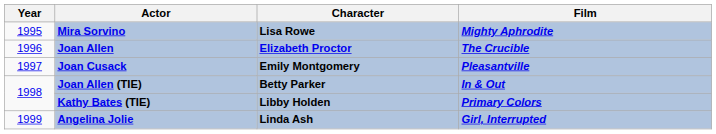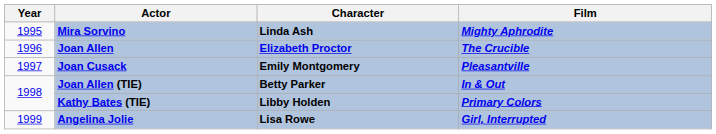(287, 31) Lisa Rowe -> (286, 31) Linda Ash
(286, 119) Linda Ash -> (287, 119) Lisa Rowe
